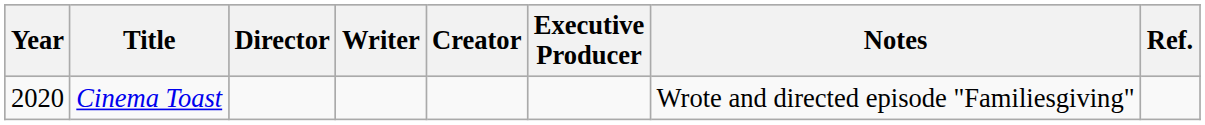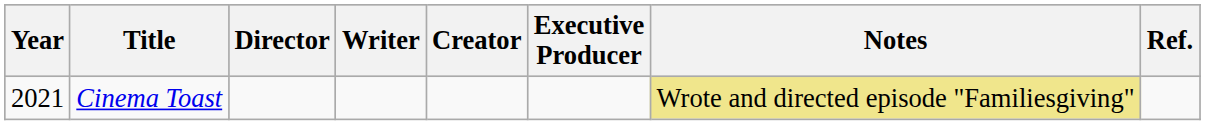(38, 97) 2020 -> (38, 97) 2021
(896, 97) no background -> (896, 97) khaki background
